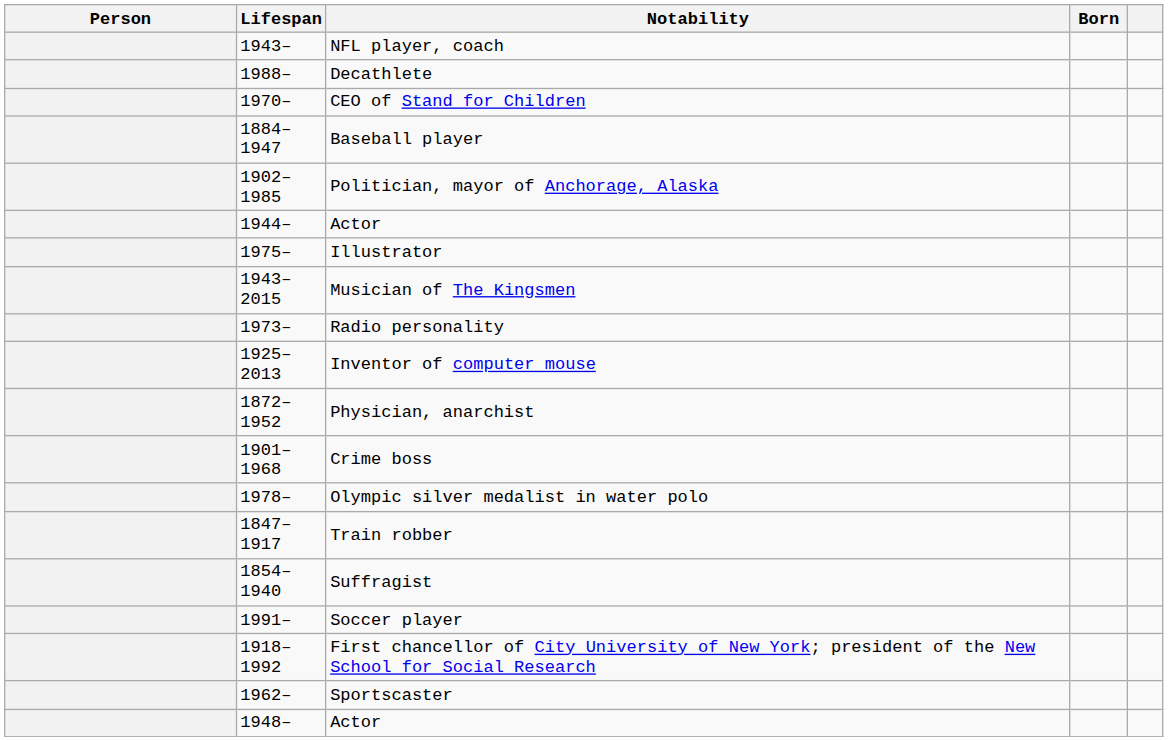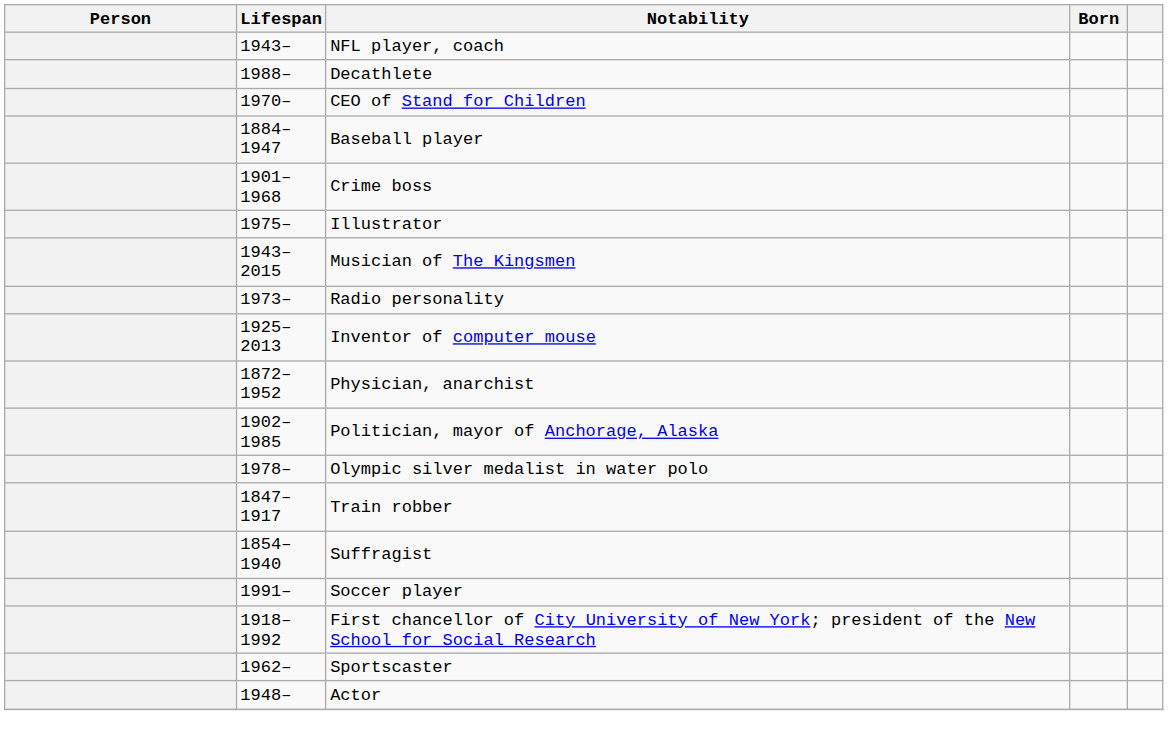rows swapped: (266, 460) <-> (266, 187)
- row: (266, 224)
